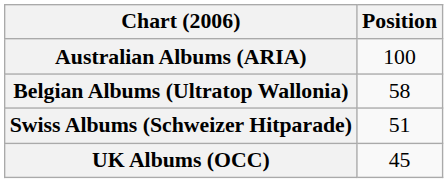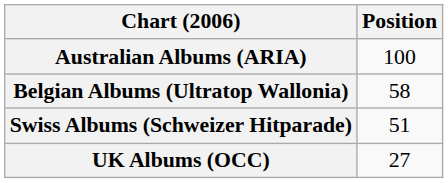(400, 159) 45 -> (400, 159) 27
